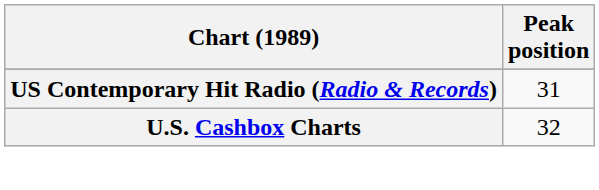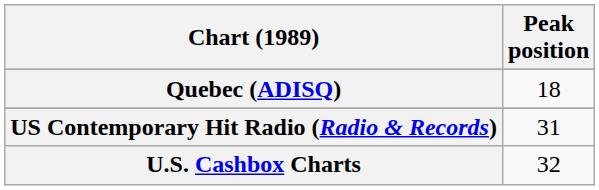+ row: (254, 88)
